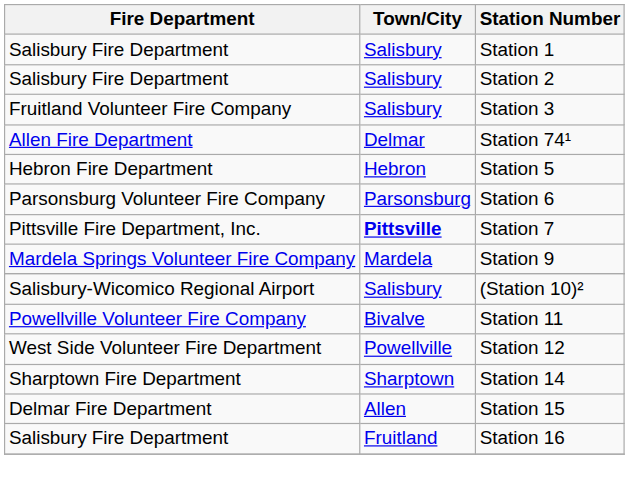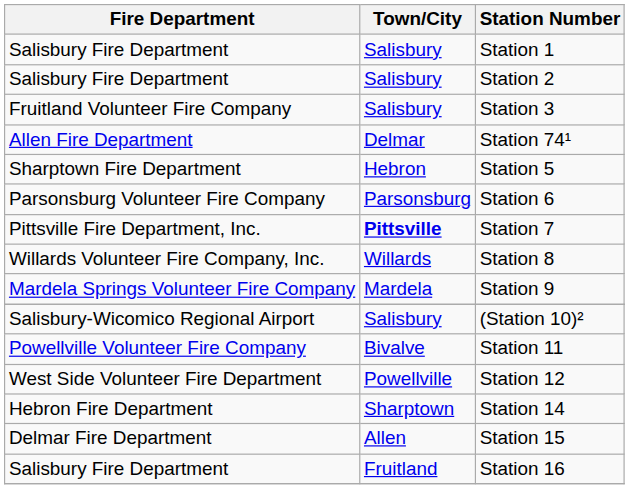(111, 169) Hebron Fire Department -> (125, 169) Sharptown Fire Department
+ row: (517, 259)
(125, 378) Sharptown Fire Department -> (111, 408) Hebron Fire Department
